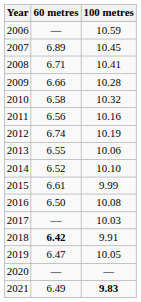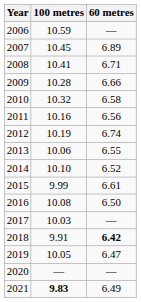columns swapped: (56, 13) <-> (109, 13)
